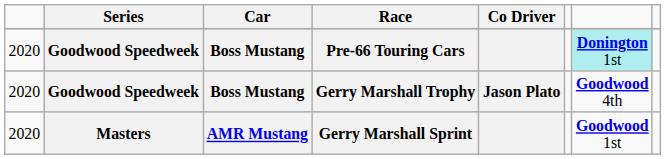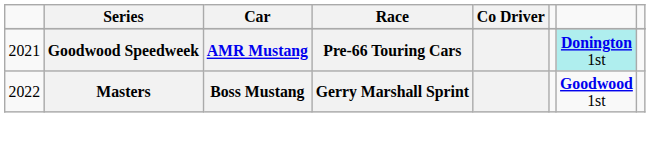(24, 50) 2020 -> (24, 50) 2021
(257, 50) Boss Mustang -> (257, 50) AMR Mustang
- row: (395, 92)
(24, 133) 2020 -> (24, 92) 2022
(257, 133) AMR Mustang -> (257, 92) Boss Mustang
